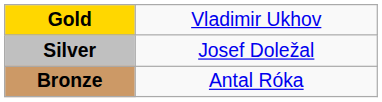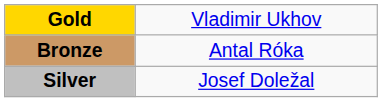rows swapped: (70, 50) <-> (70, 81)
